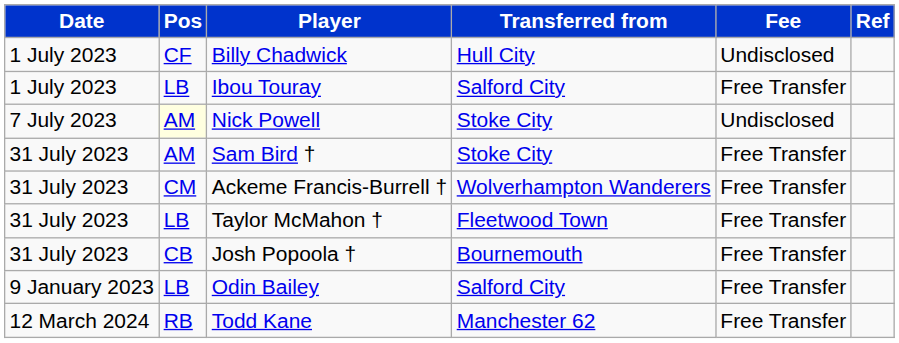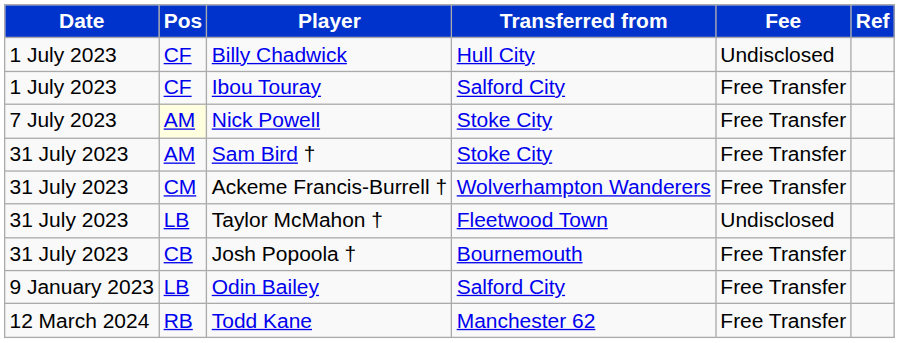(176, 87) LB -> (178, 87) CF
(777, 120) Undisclosed -> (783, 120) Free Transfer
(783, 220) Free Transfer -> (777, 220) Undisclosed
